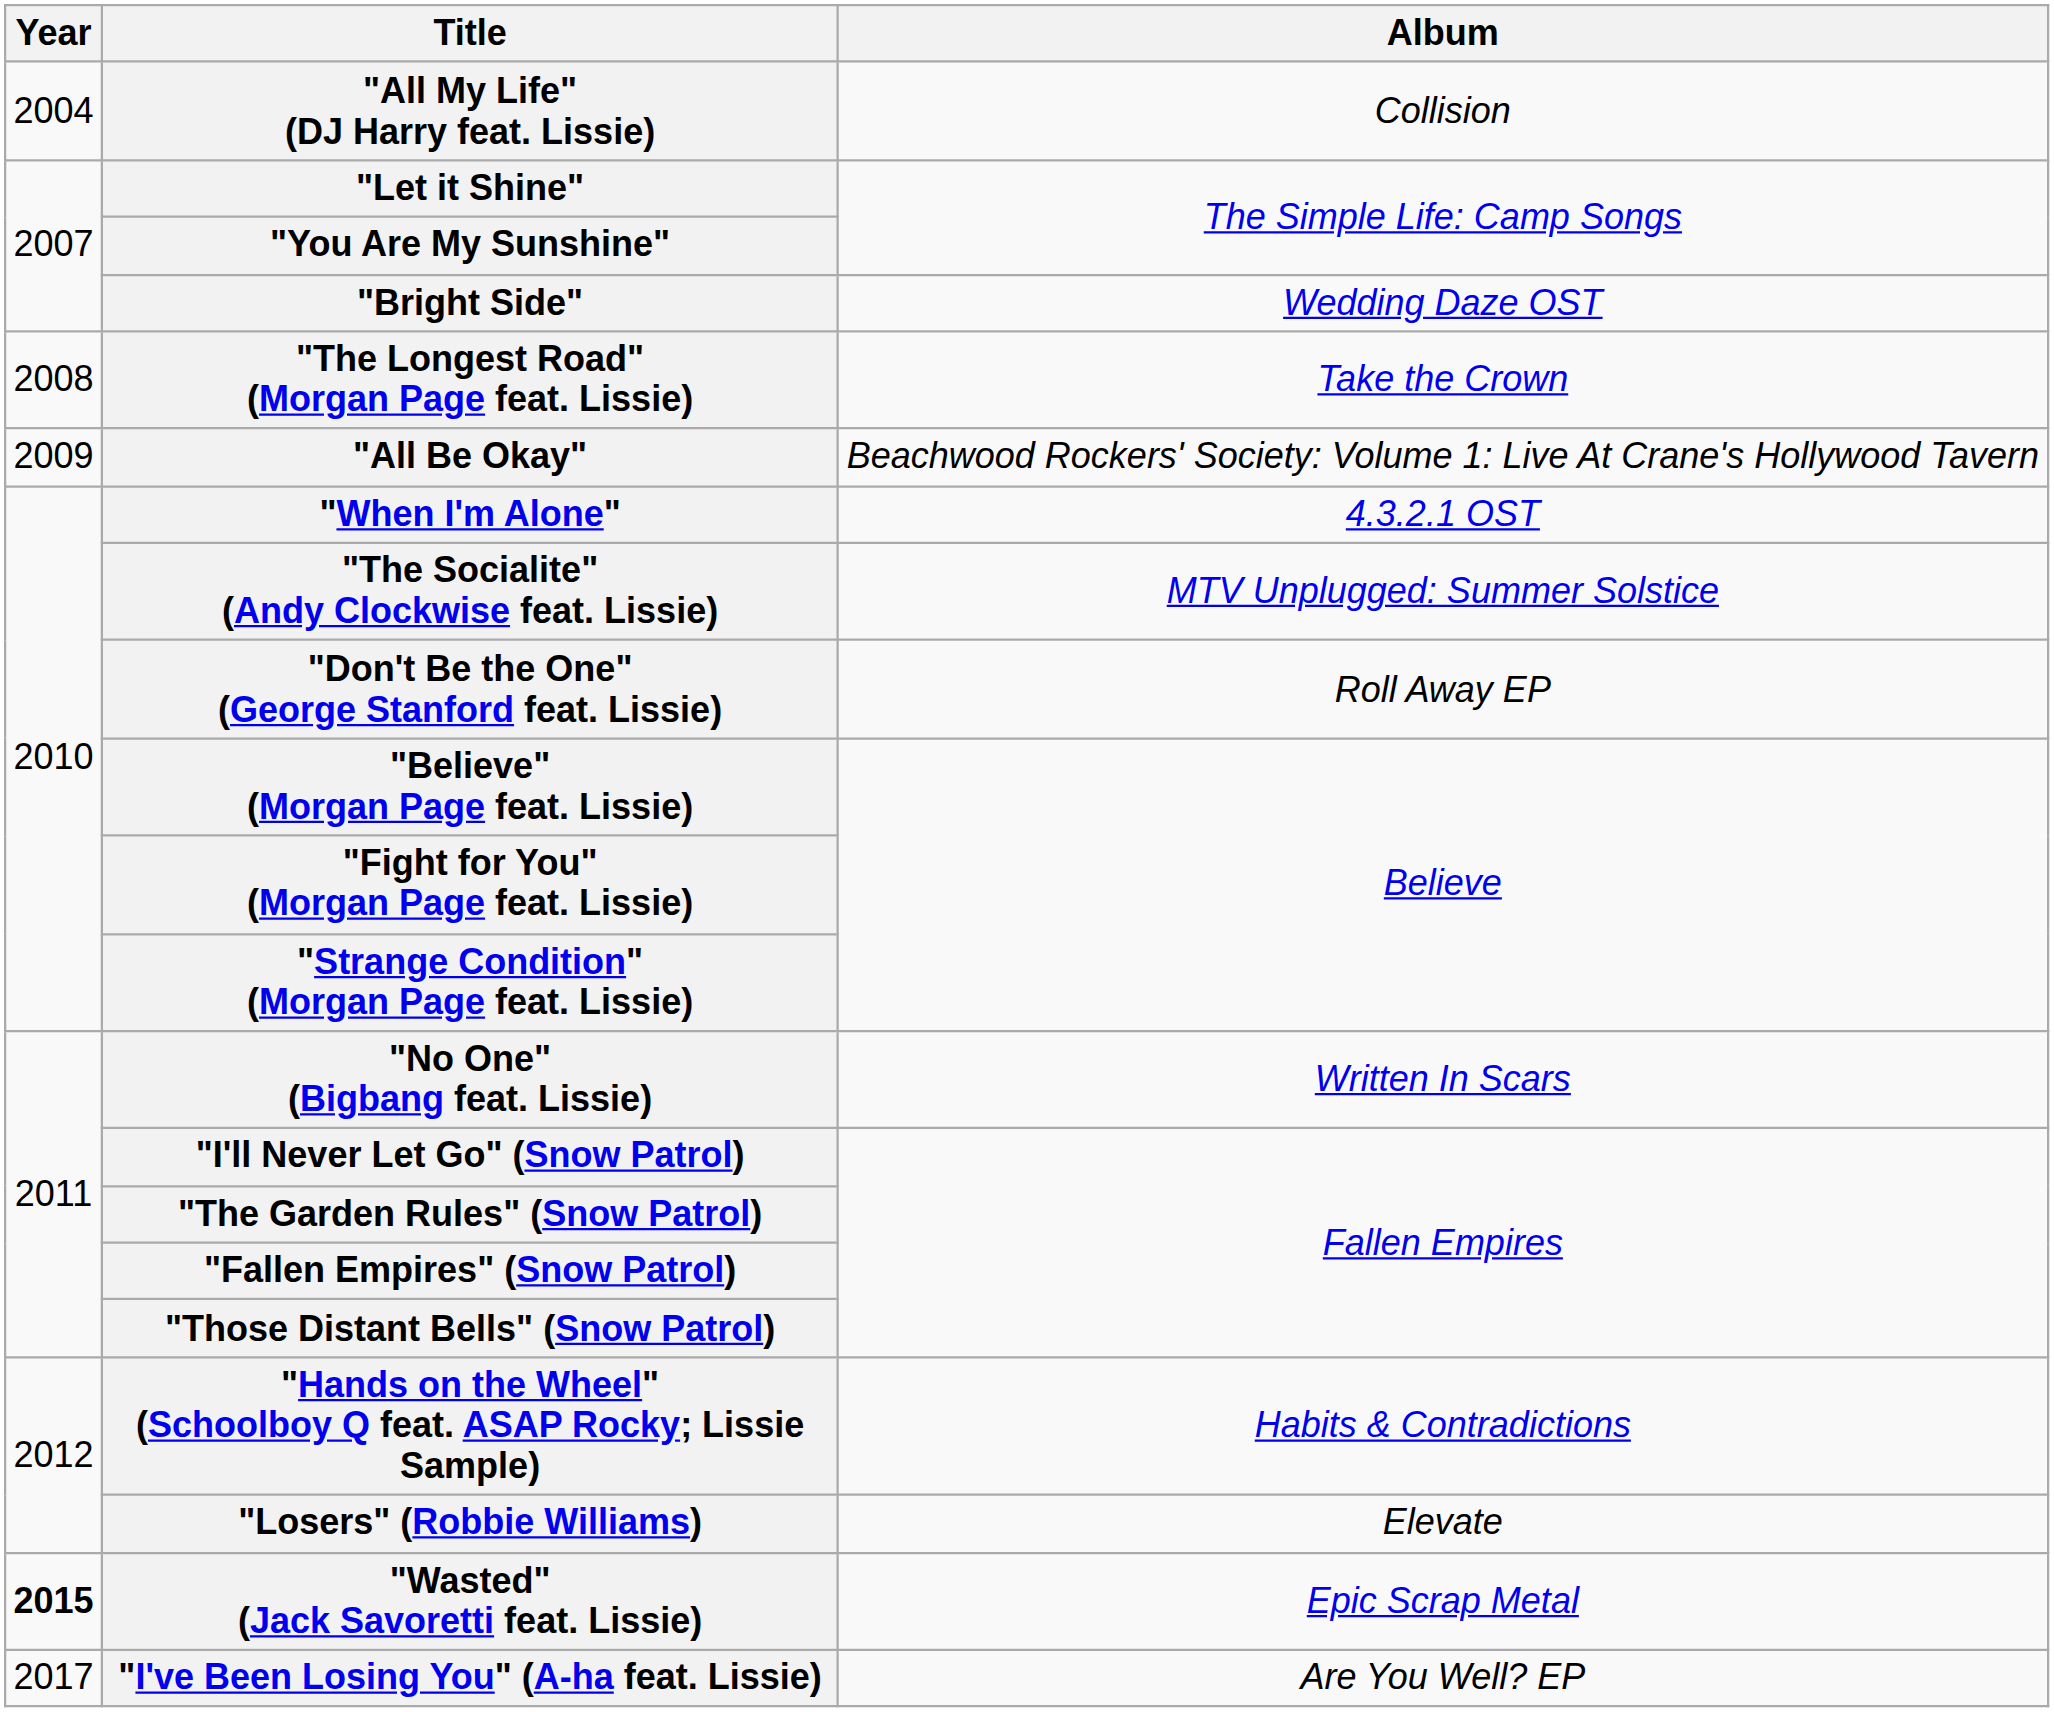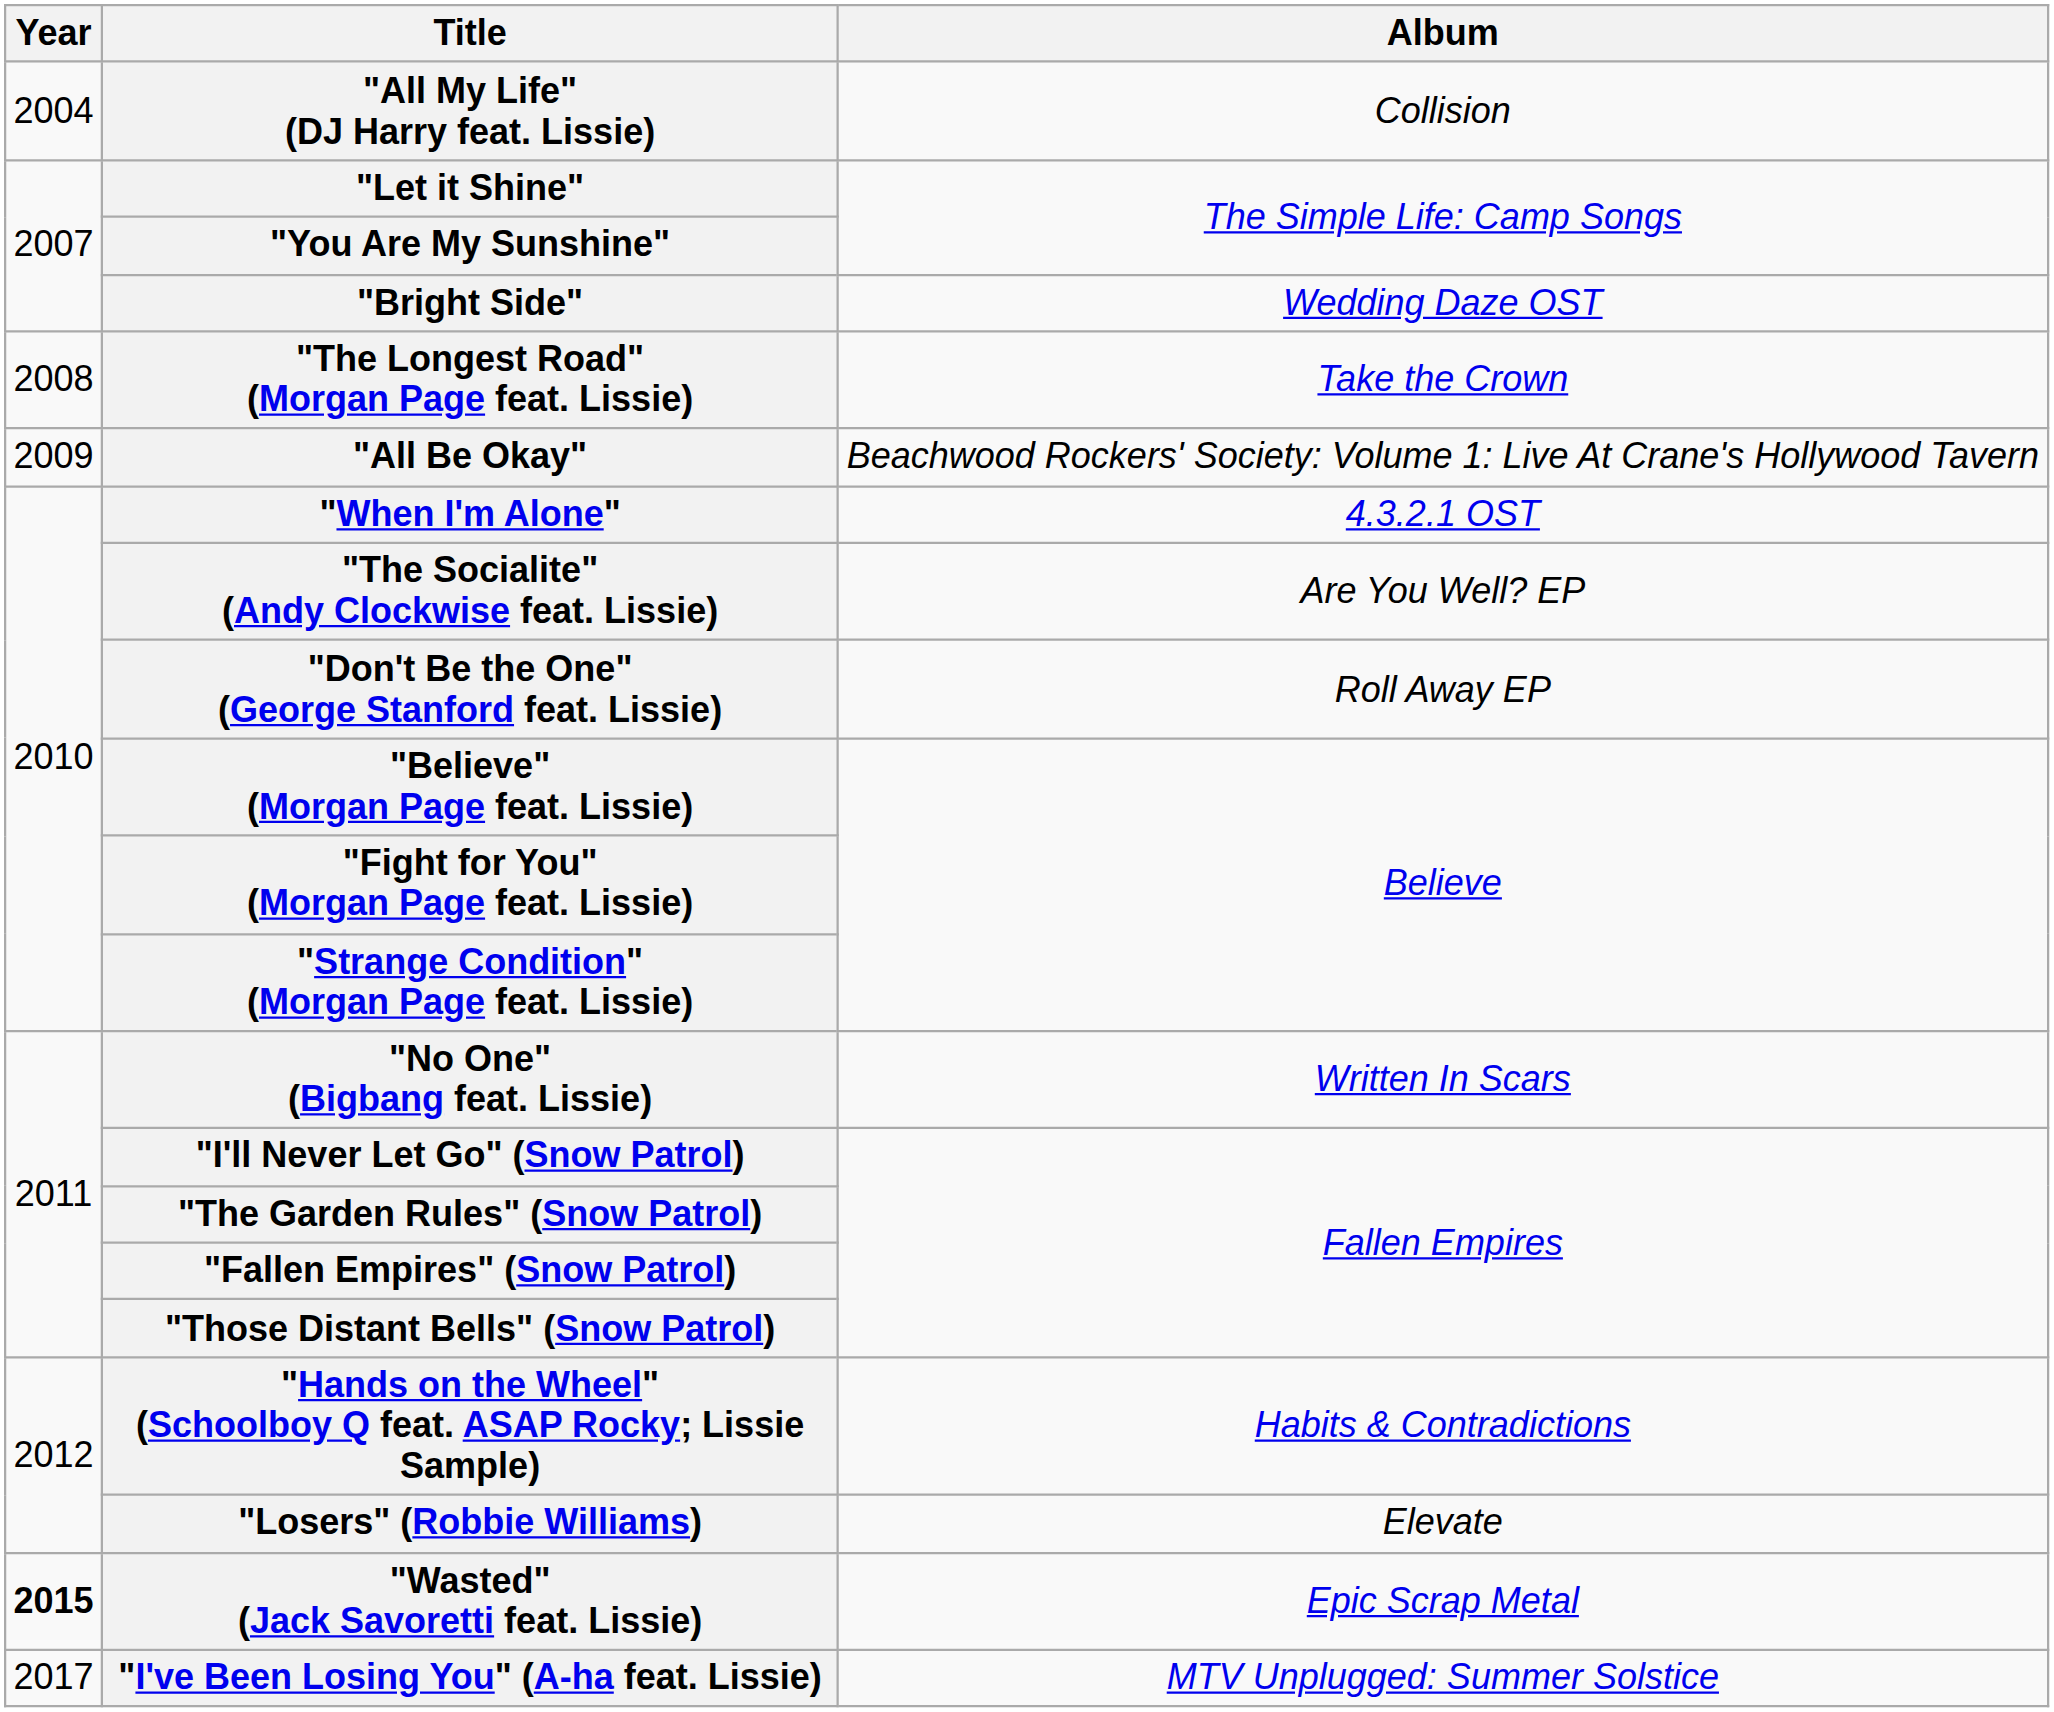(1443, 591) MTV Unplugged: Summer Solstice -> (1443, 591) Are You Well? EP
(1443, 1677) Are You Well? EP -> (1443, 1677) MTV Unplugged: Summer Solstice
